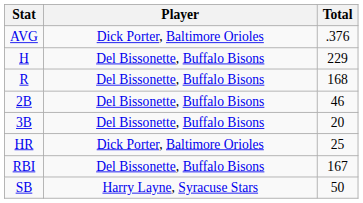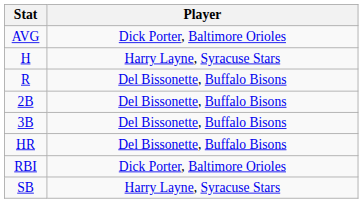- column: (338, 15)
(180, 58) Del Bissonette, Buffalo Bisons -> (202, 58) Harry Layne, Syracuse Stars
(180, 144) Dick Porter, Baltimore Orioles -> (202, 144) Del Bissonette, Buffalo Bisons
(180, 166) Del Bissonette, Buffalo Bisons -> (202, 166) Dick Porter, Baltimore Orioles
